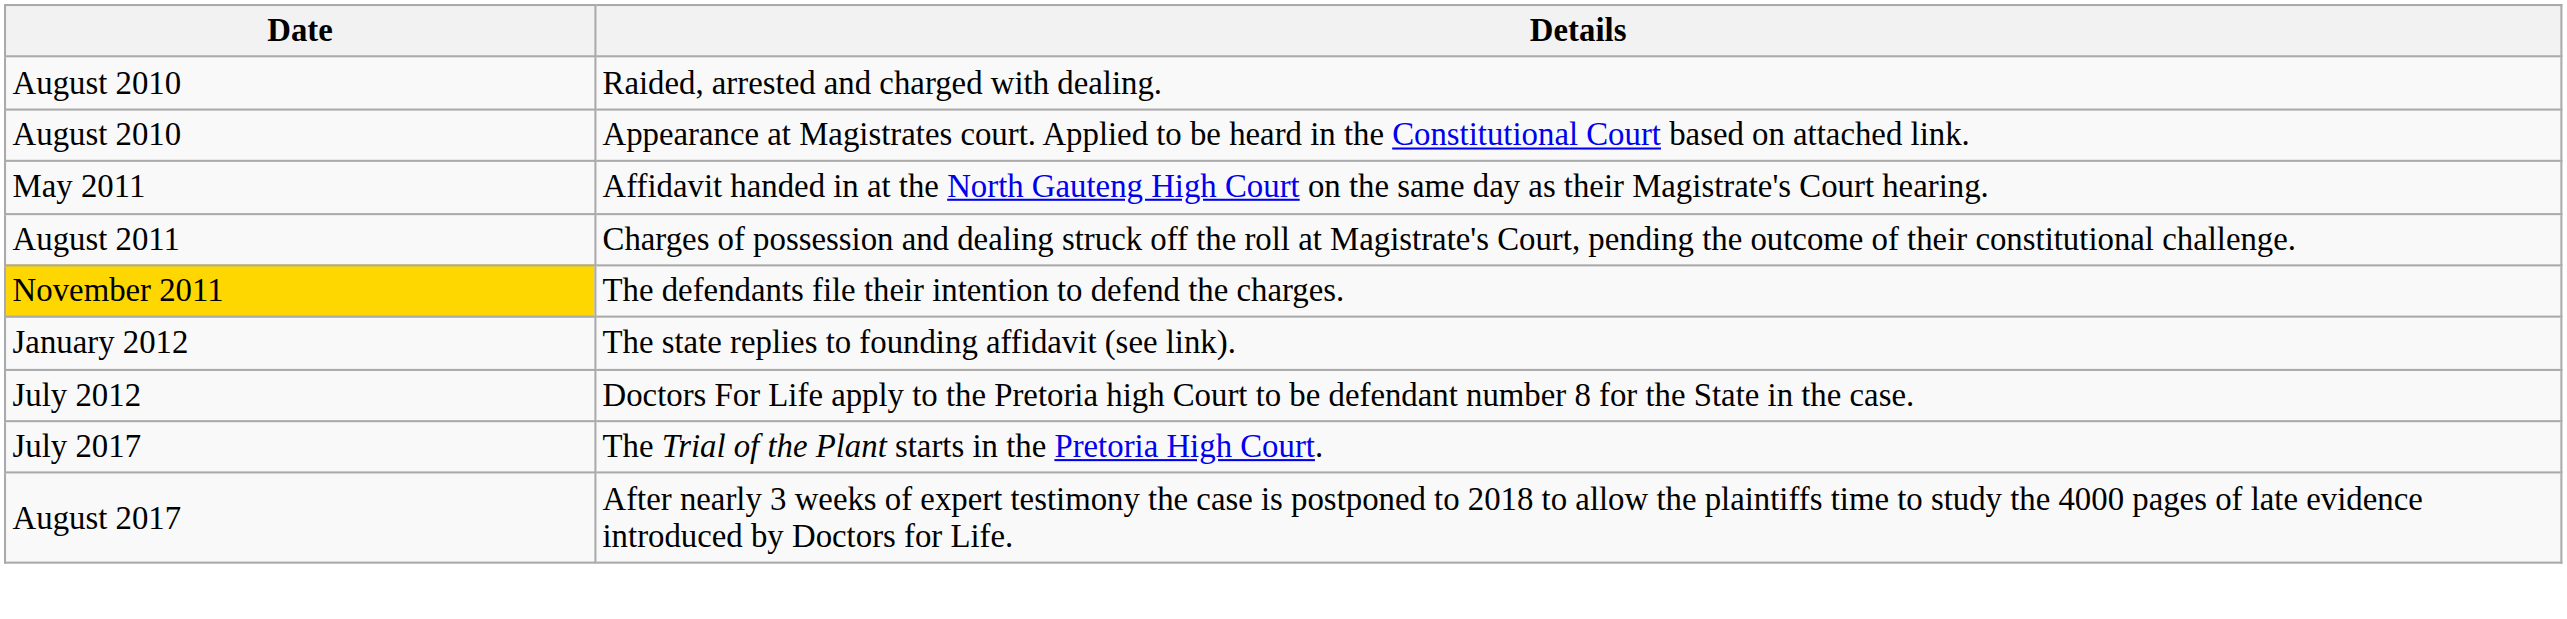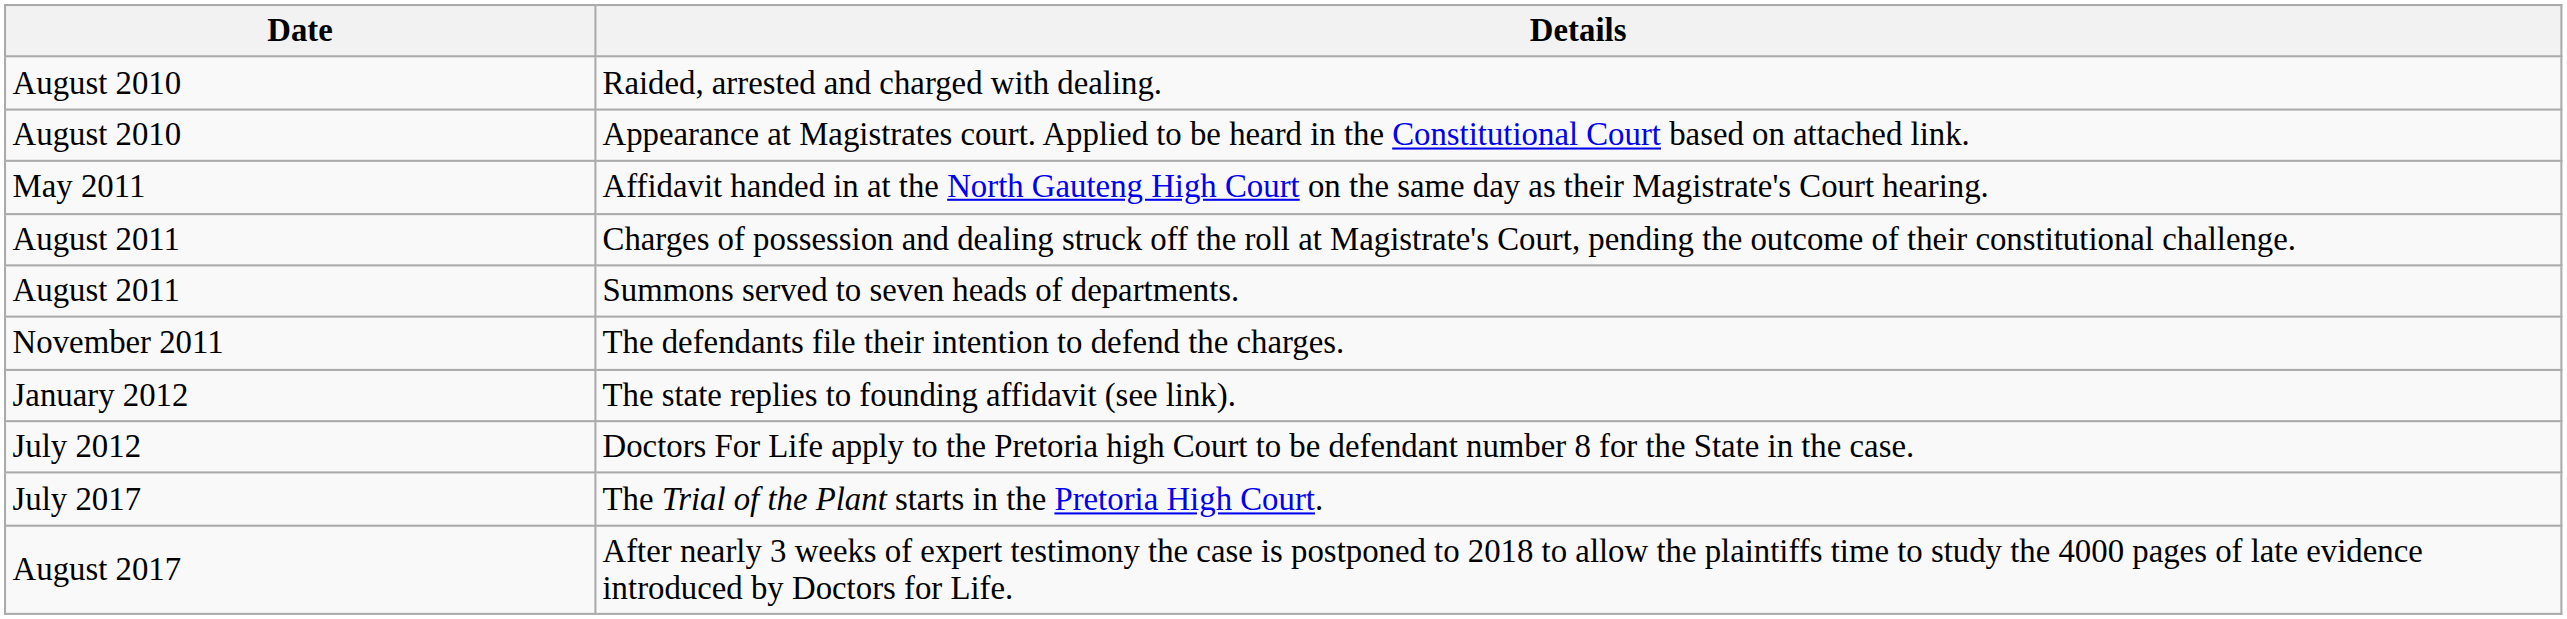+ row: (921, 290)
(118, 290) gold background -> (118, 342) no background
